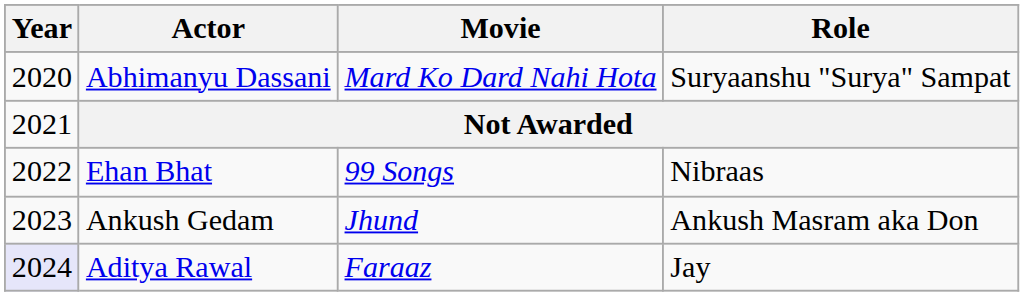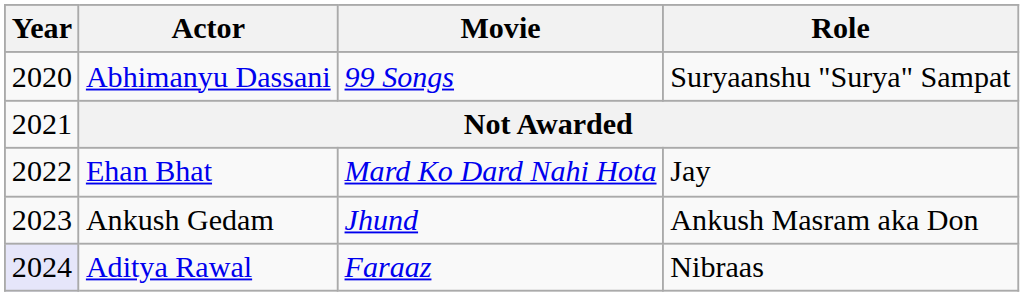(501, 76) Mard Ko Dard Nahi Hota -> (399, 76) 99 Songs
(399, 171) 99 Songs -> (501, 171) Mard Ko Dard Nahi Hota
(717, 171) Nibraas -> (690, 171) Jay
(690, 266) Jay -> (717, 266) Nibraas
